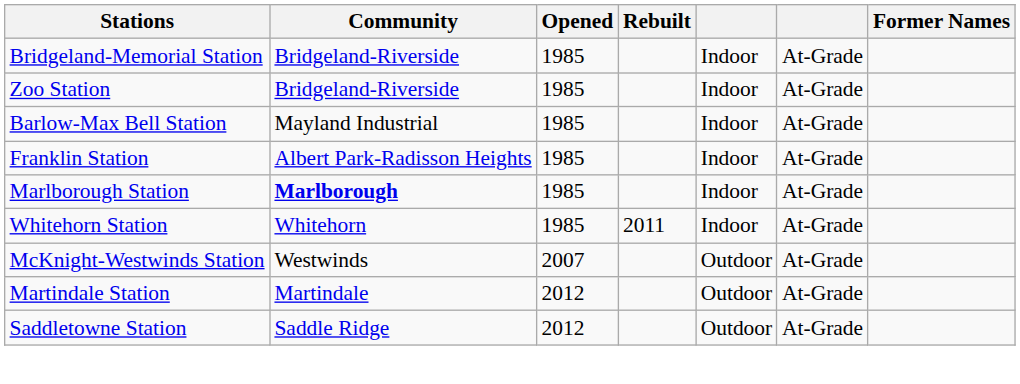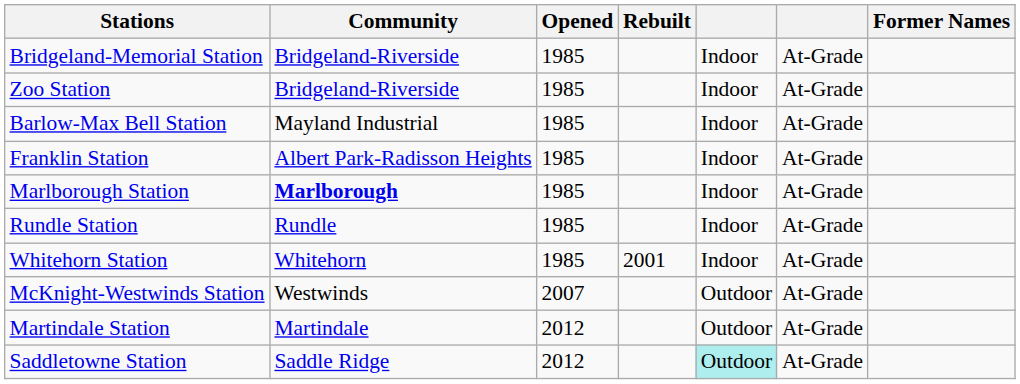+ row: (74, 225)
(644, 225) 2011 -> (644, 259) 2001
(736, 327) no background -> (736, 361) paleturquoise background
